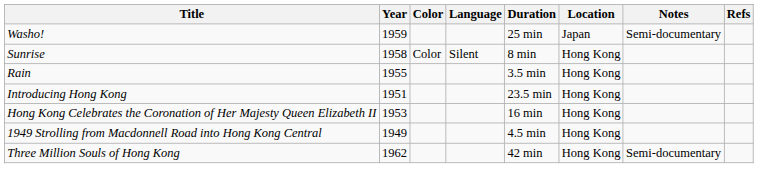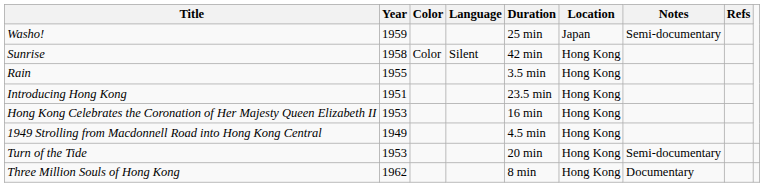(522, 53) 8 min -> (525, 53) 42 min
+ row: (47, 152)
(525, 152) 42 min -> (522, 172) 8 min
(674, 152) Semi-documentary -> (660, 172) Documentary
